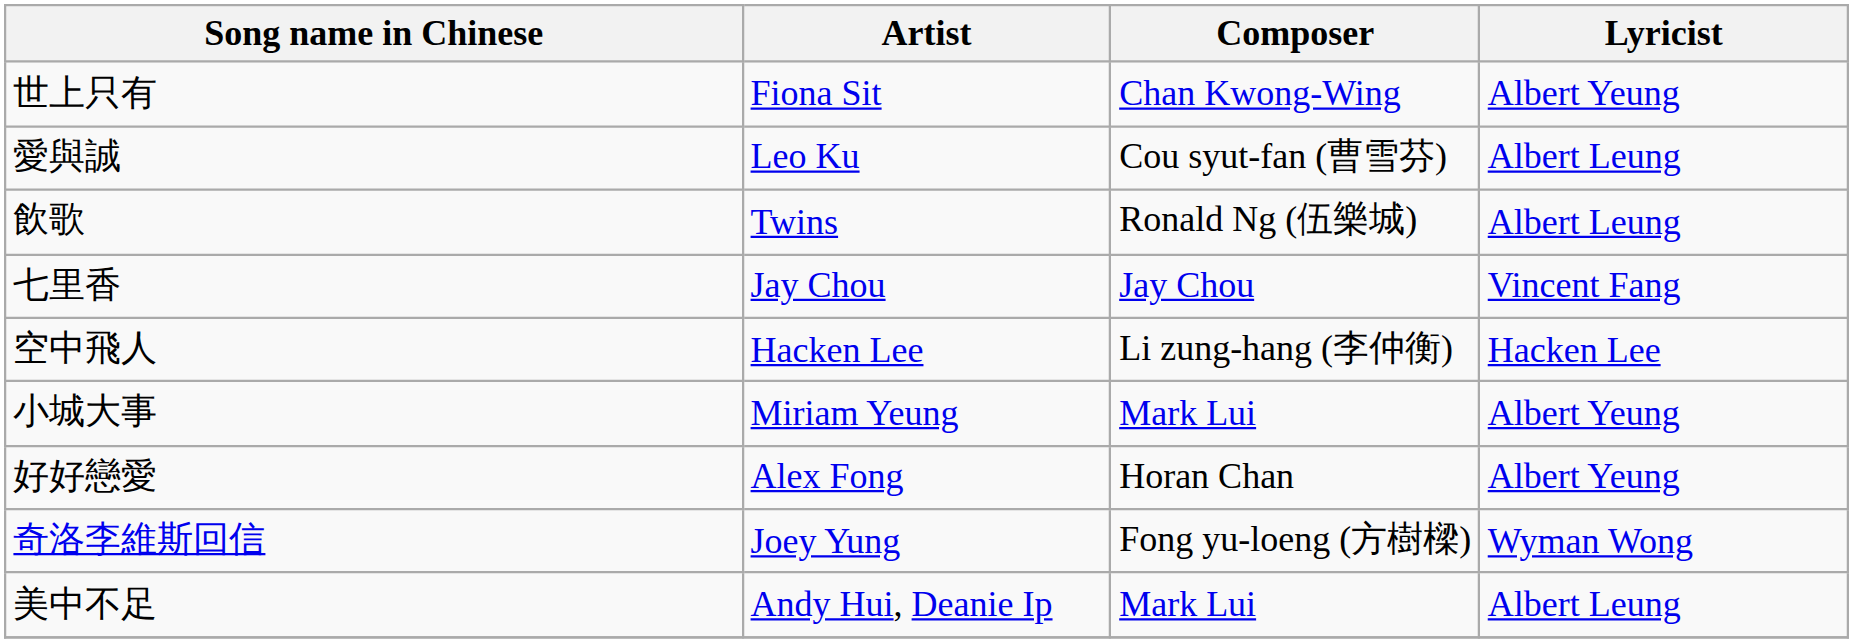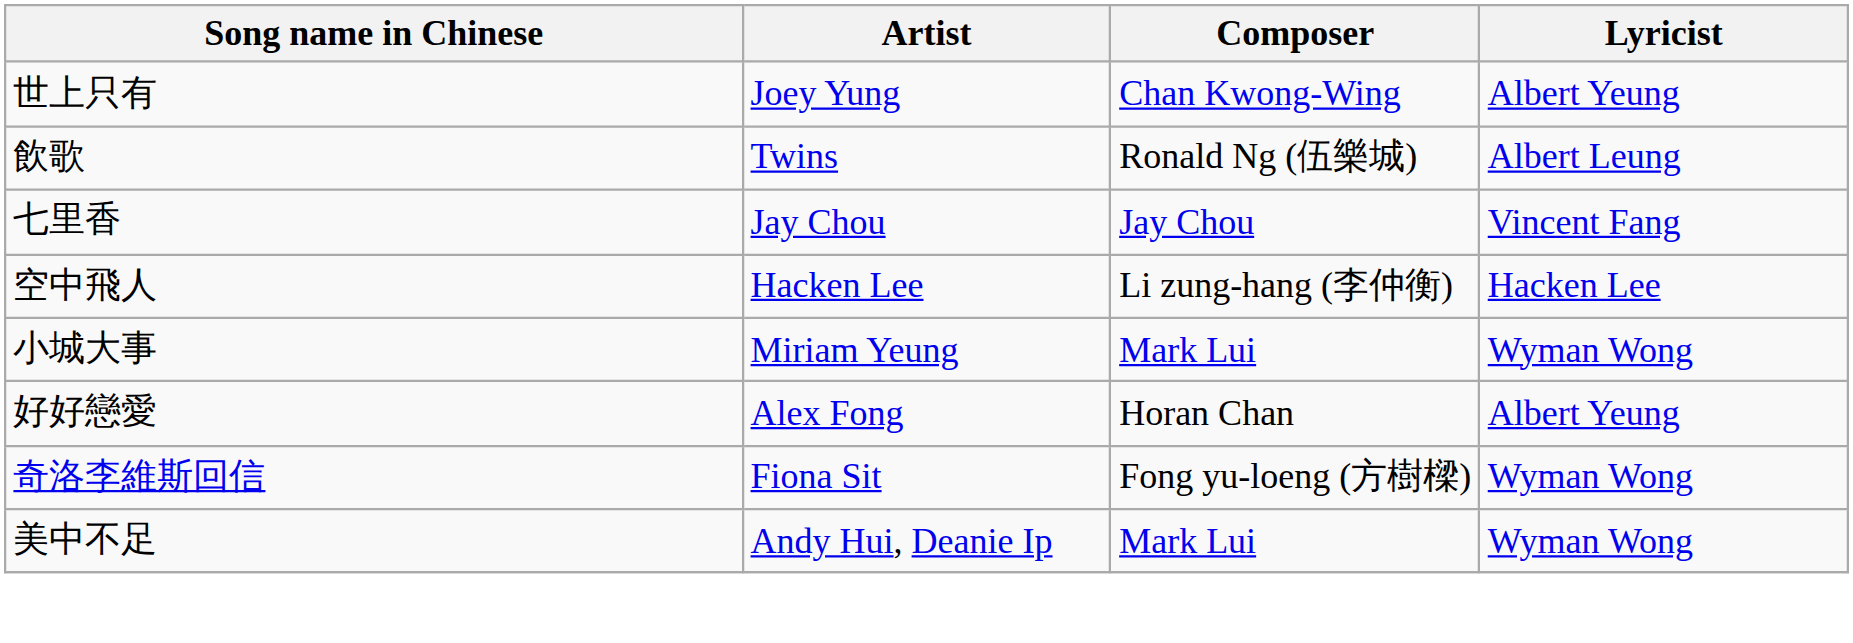(816, 93) Fiona Sit -> (825, 93) Joey Yung
- row: (67, 156)
(1584, 412) Albert Yeung -> (1590, 348) Wyman Wong
(825, 540) Joey Yung -> (816, 476) Fiona Sit
(1584, 604) Albert Leung -> (1590, 540) Wyman Wong
